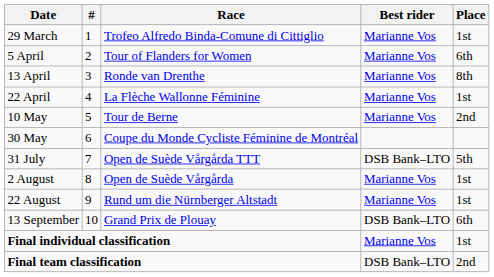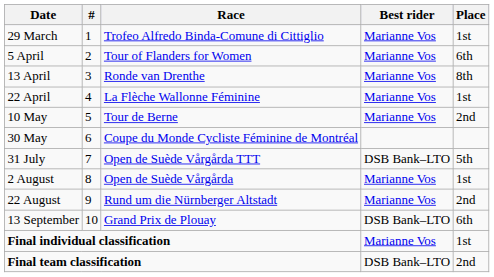(464, 199) 1st -> (466, 199) 2nd
